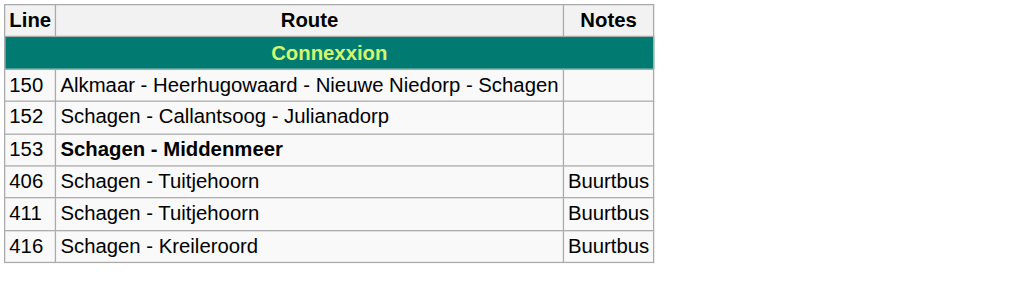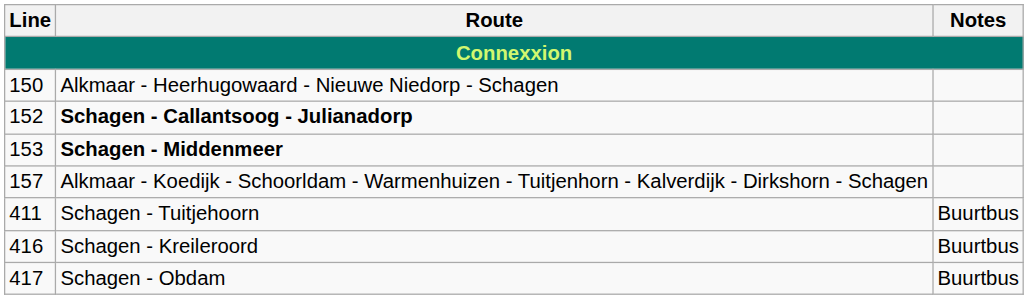(225, 117) normal -> (237, 117) bold
+ row: (26, 181)
- row: (26, 181)
+ row: (26, 278)
